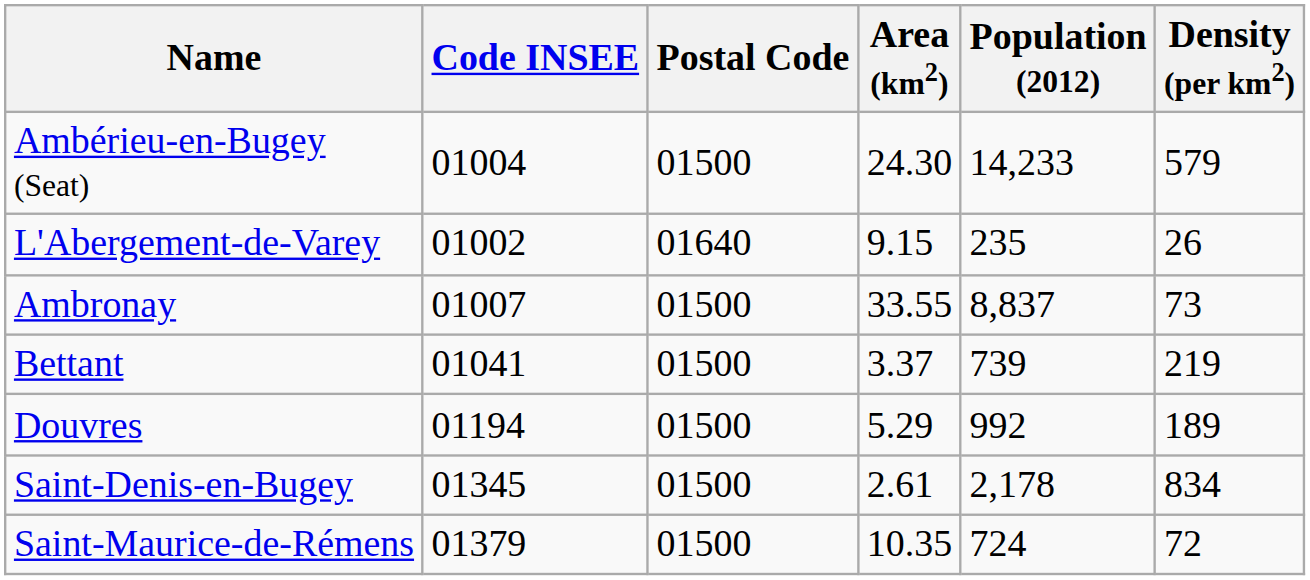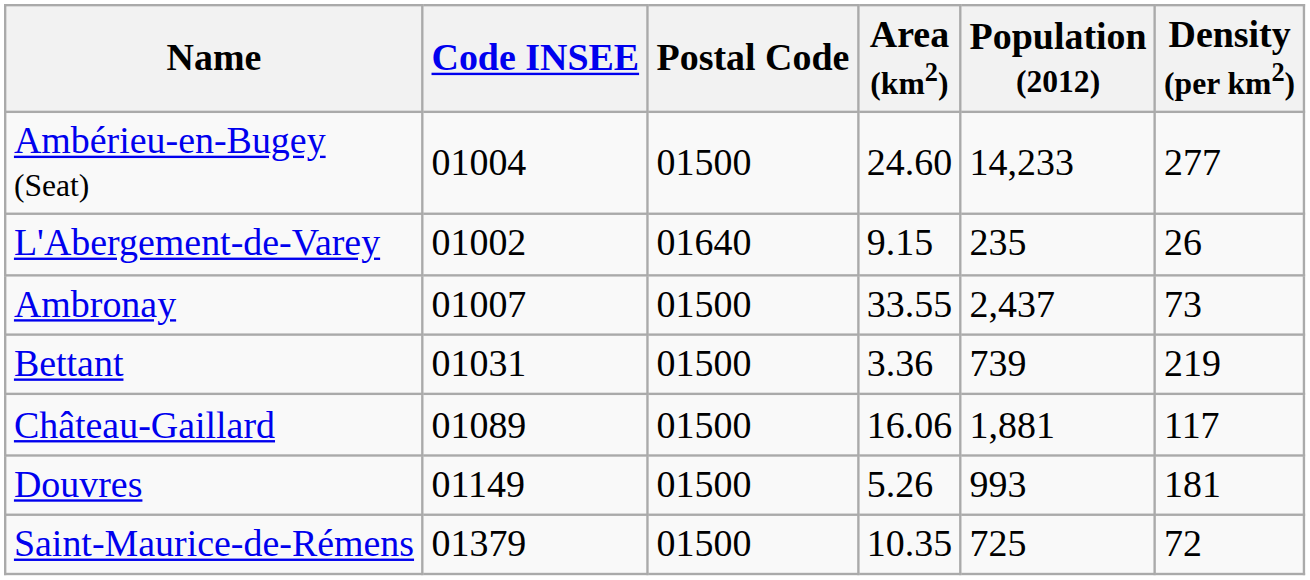(909, 162) 24.30 -> (909, 162) 24.60
(1193, 162) 579 -> (1193, 162) 277
(1012, 303) 8,837 -> (1012, 303) 2,437
(479, 363) 01041 -> (479, 363) 01031
(900, 363) 3.37 -> (900, 363) 3.36
+ row: (144, 423)
(478, 423) 01194 -> (478, 484) 01149
(900, 423) 5.29 -> (900, 484) 5.26
(998, 423) 992 -> (998, 484) 993
(1193, 423) 189 -> (1193, 484) 181
- row: (183, 484)
(998, 544) 724 -> (998, 544) 725
